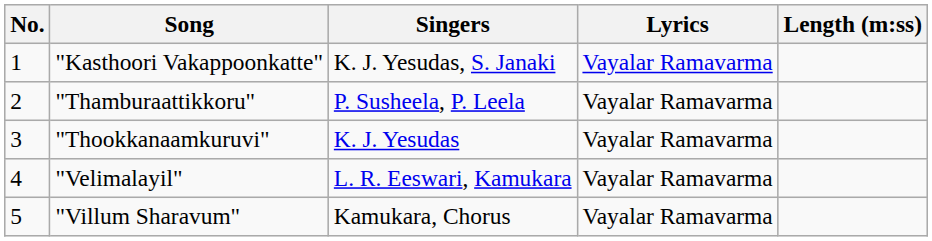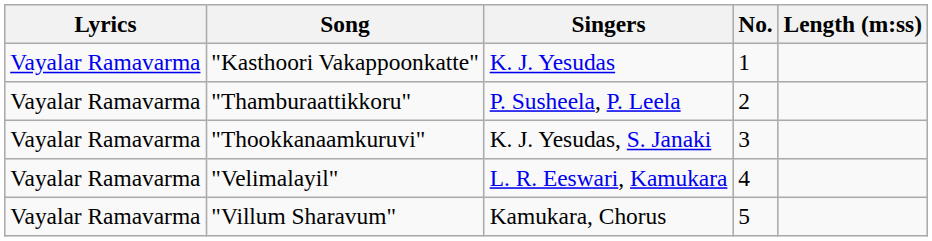columns swapped: (27, 23) <-> (678, 23)
(445, 62) K. J. Yesudas, S. Janaki -> (552, 62) K. J. Yesudas
(397, 139) K. J. Yesudas -> (600, 139) K. J. Yesudas, S. Janaki
